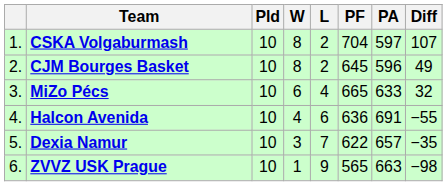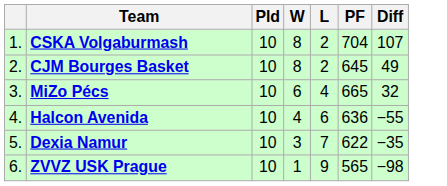- column: (388, 17)
